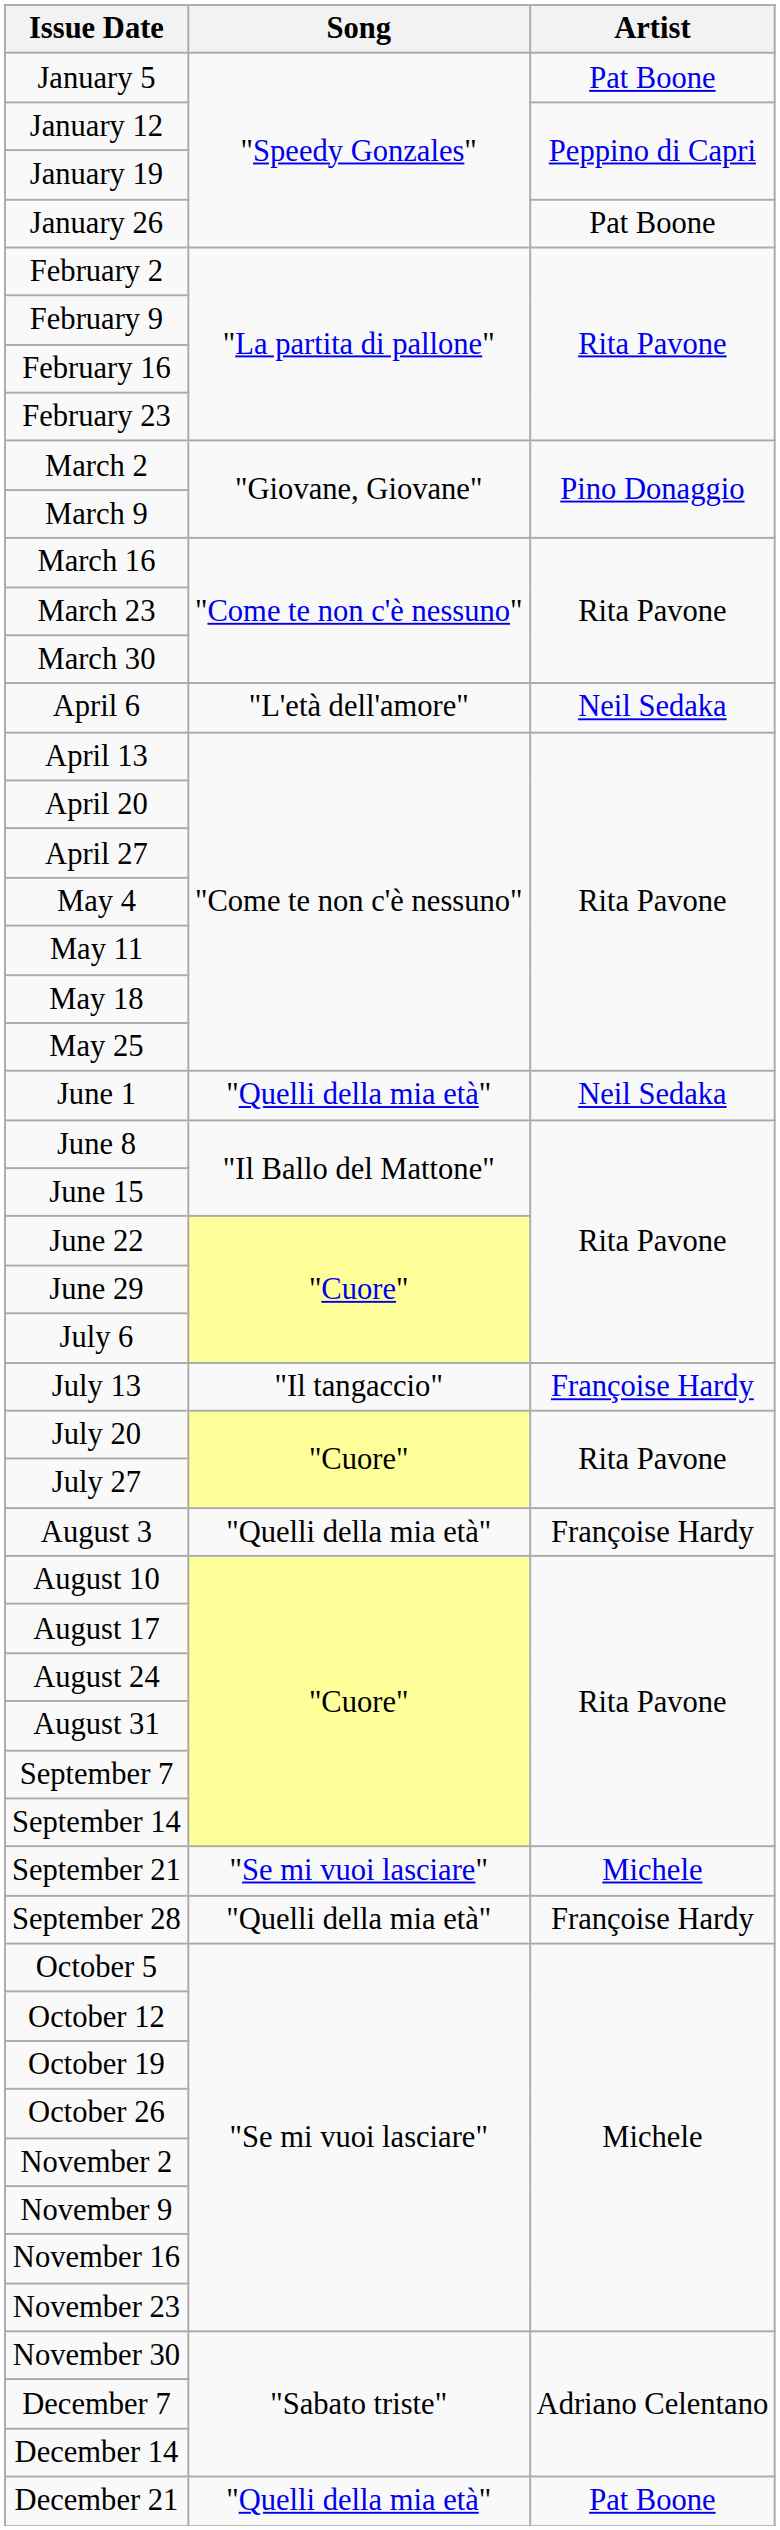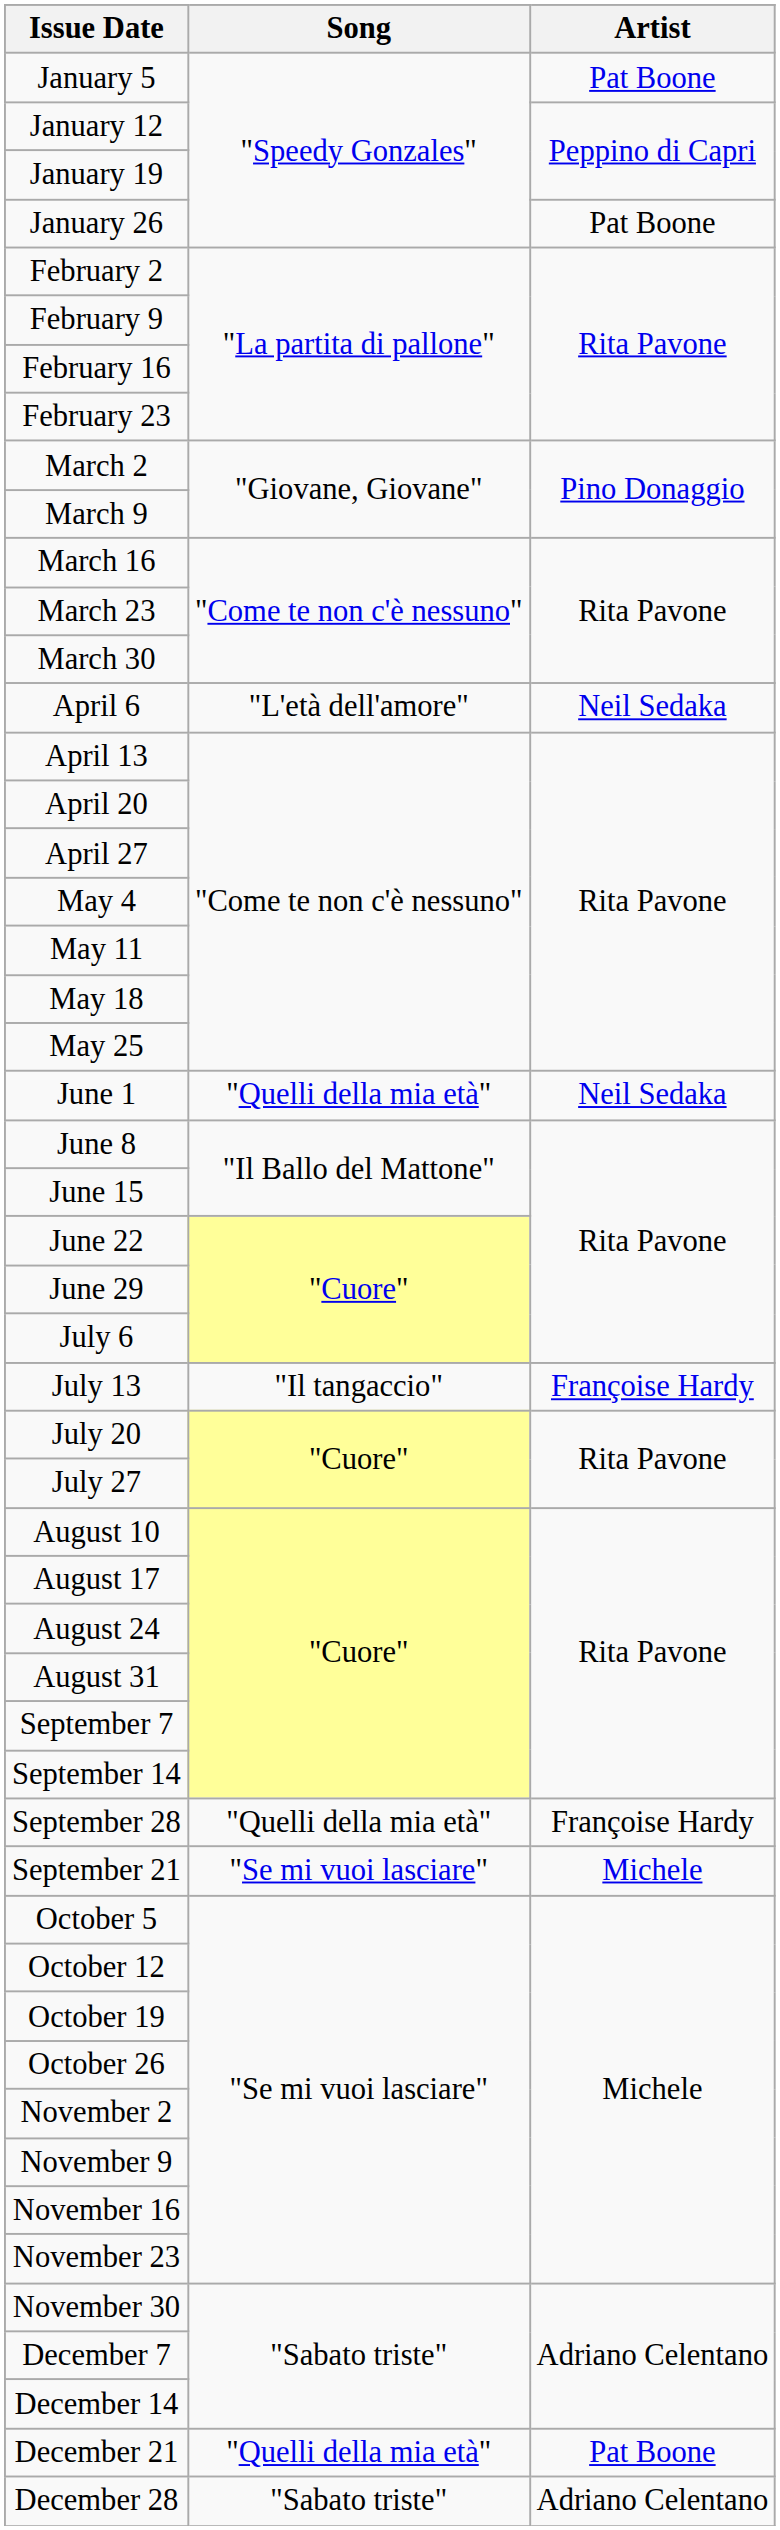- row: (96, 1531)
rows swapped: (96, 1870) <-> (96, 1918)
+ row: (96, 2500)
